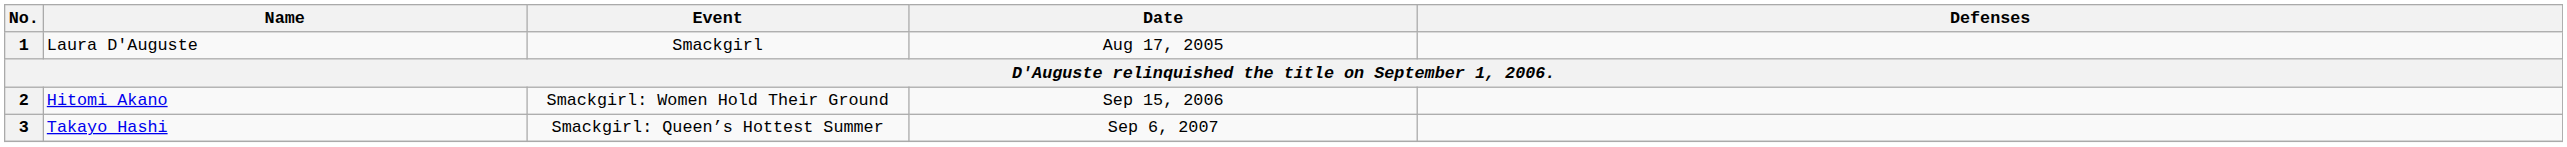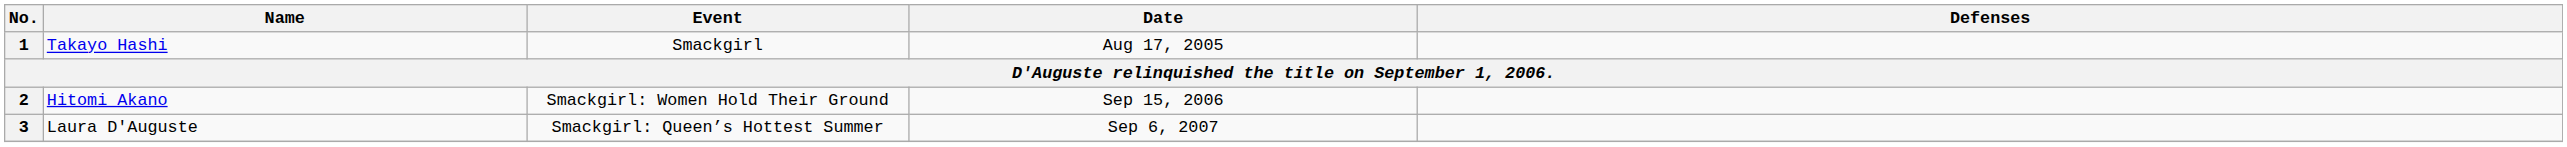(122, 46) Laura D'Auguste -> (107, 46) Takayo Hashi
(107, 128) Takayo Hashi -> (122, 128) Laura D'Auguste
